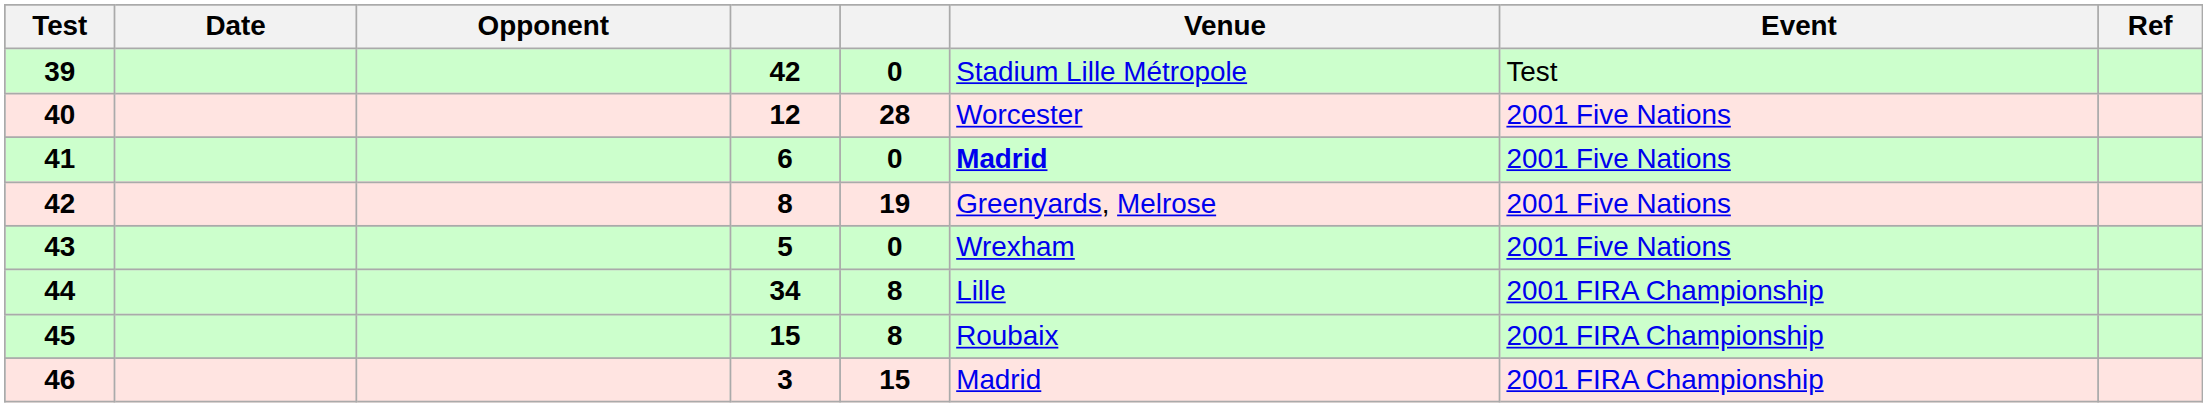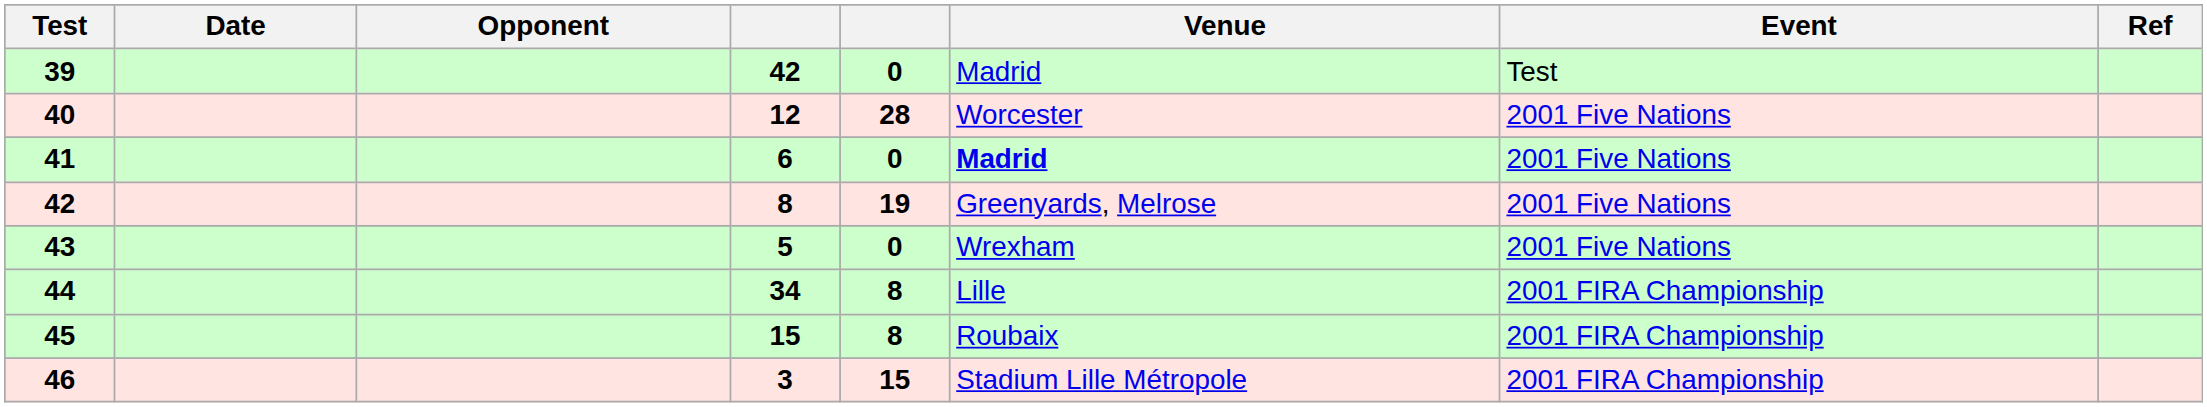(1102, 70) Stadium Lille Métropole -> (999, 70) Madrid
(999, 379) Madrid -> (1102, 379) Stadium Lille Métropole
